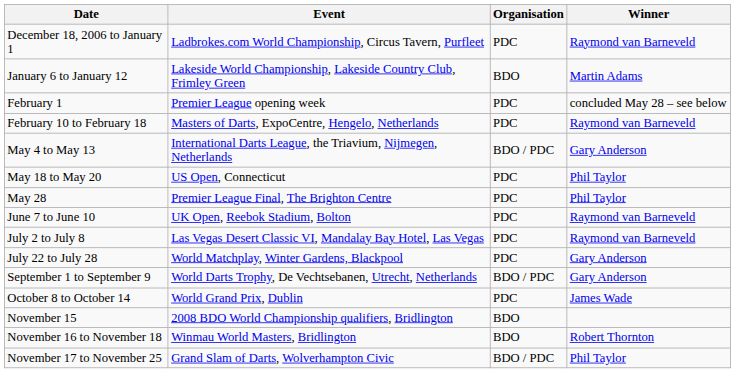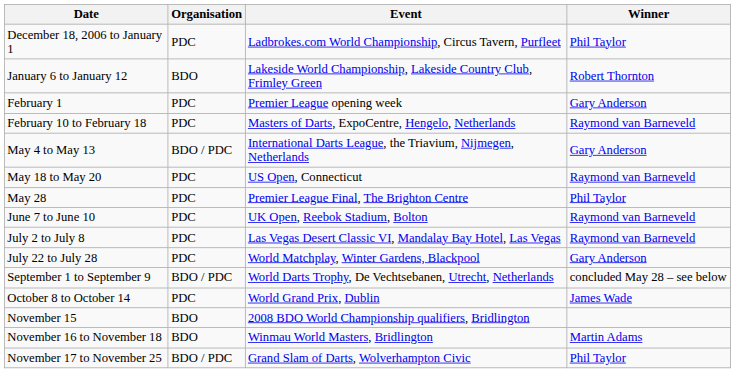columns swapped: (528, 14) <-> (329, 14)
(633, 41) Raymond van Barneveld -> (598, 41) Phil Taylor
(606, 75) Martin Adams -> (612, 75) Robert Thornton
(648, 103) concluded May 28 – see below -> (608, 103) Gary Anderson
(598, 177) Phil Taylor -> (633, 177) Raymond van Barneveld
(608, 277) Gary Anderson -> (648, 277) concluded May 28 – see below
(612, 337) Robert Thornton -> (606, 337) Martin Adams
